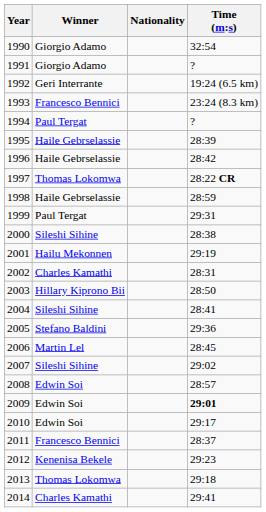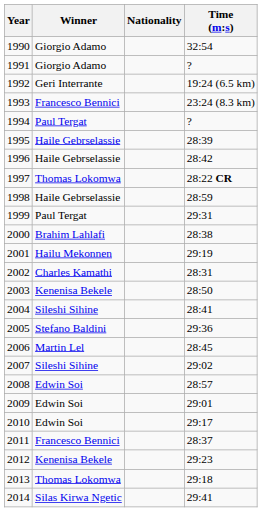(67, 234) Sileshi Sihine -> (70, 234) Brahim Lahlafi
(80, 290) Hillary Kiprono Bii -> (74, 290) Kenenisa Bekele
(203, 403) bold -> (200, 403) normal
(74, 497) Charles Kamathi -> (78, 497) Silas Kirwa Ngetic
